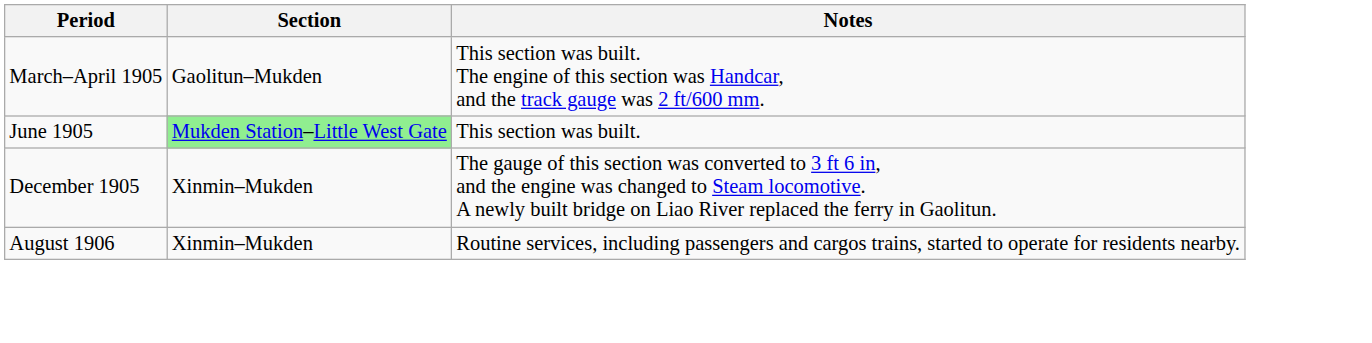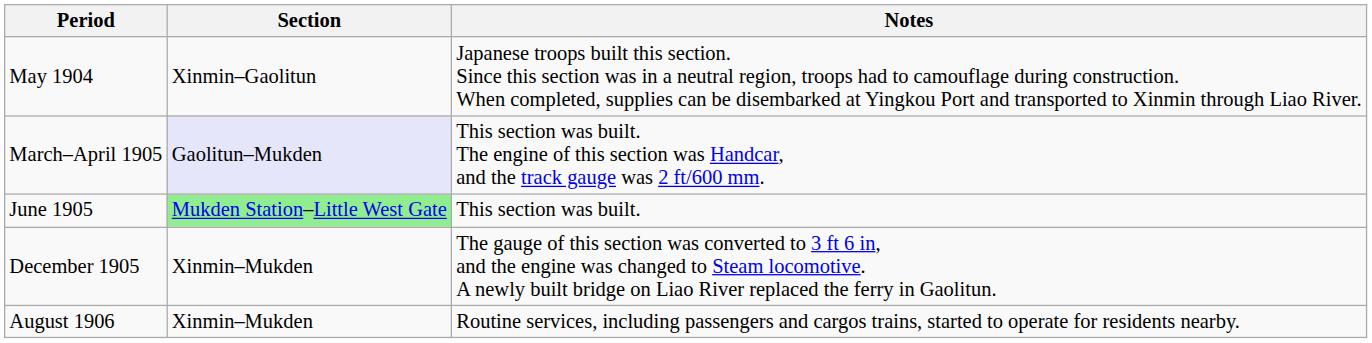+ row: (51, 76)
(247, 76) no background -> (247, 154) lavender background
